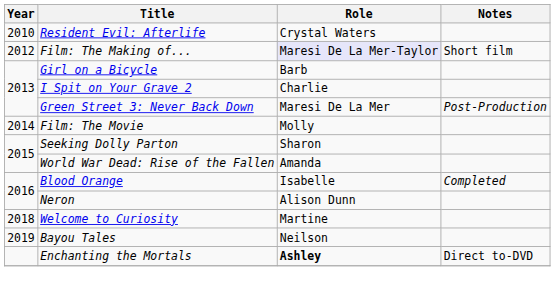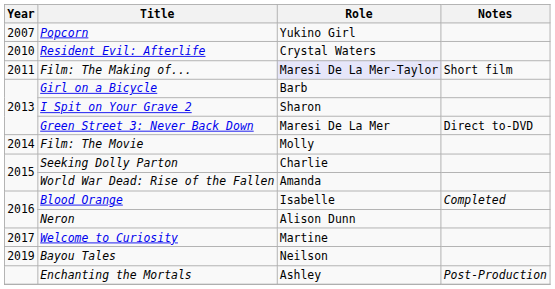+ row: (64, 32)
(21, 51) 2012 -> (21, 70) 2011
(304, 88) Charlie -> (300, 107) Sharon
(495, 107) Post-Production -> (488, 126) Direct to-DVD
(300, 144) Sharon -> (304, 163) Charlie
(21, 219) 2018 -> (21, 238) 2017
(300, 256) bold -> (300, 275) normal
(488, 256) Direct to-DVD -> (495, 275) Post-Production
